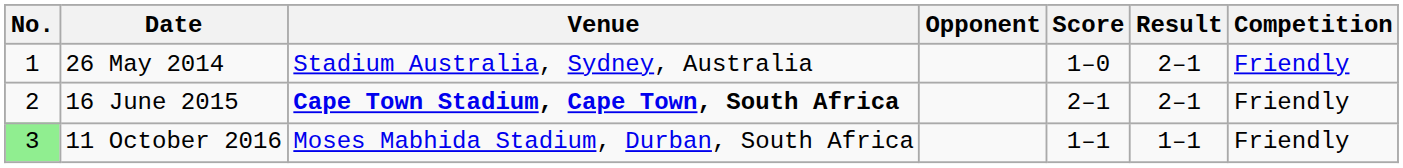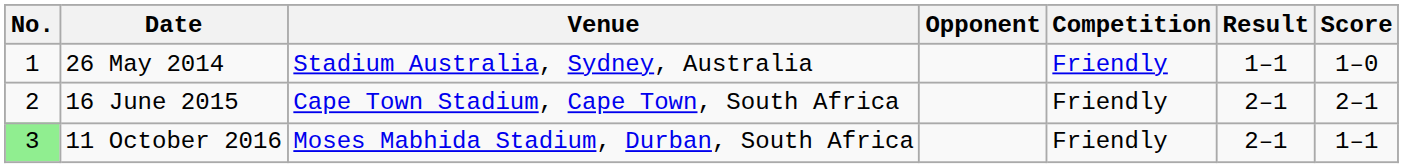columns swapped: (1088, 25) <-> (1313, 25)
(1179, 64) 2–1 -> (1266, 64) 1–1
(596, 103) bold -> (596, 103) normal
(1179, 142) 1–1 -> (1266, 142) 2–1
